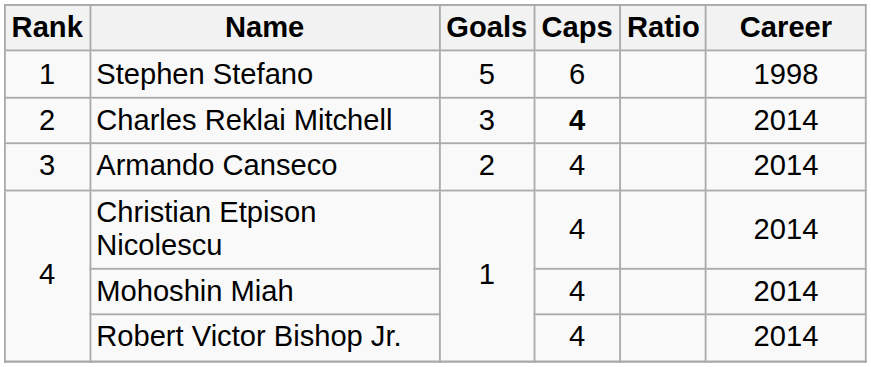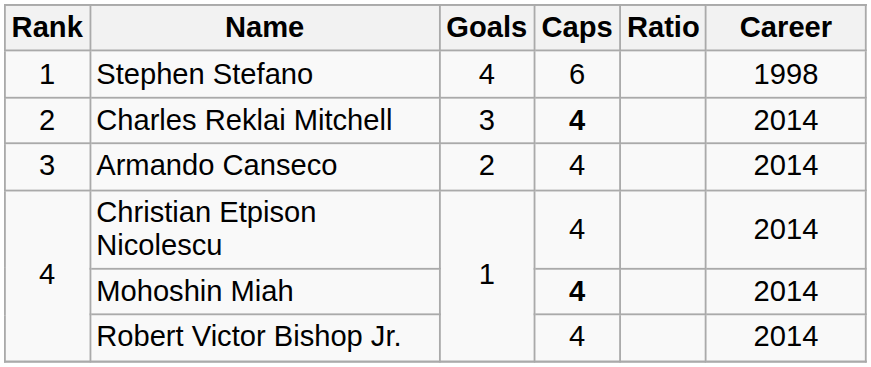(487, 73) 5 -> (487, 73) 4
(577, 291) normal -> (577, 291) bold
